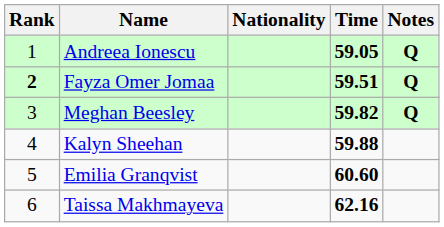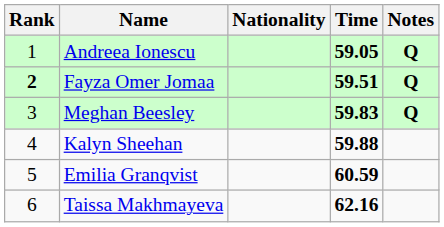(357, 112) 59.82 -> (357, 112) 59.83
(357, 174) 60.60 -> (357, 174) 60.59
